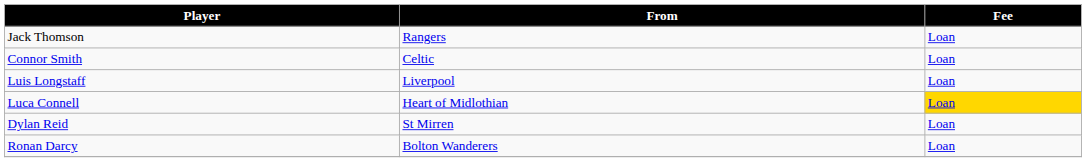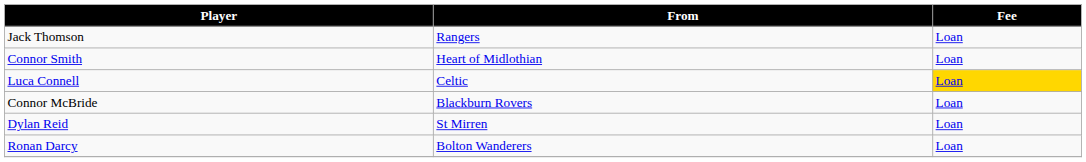(418, 59) Celtic -> (489, 59) Heart of Midlothian
- row: (46, 81)
(455, 102) Heart of Midlothian -> (452, 81) Celtic
+ row: (52, 102)
